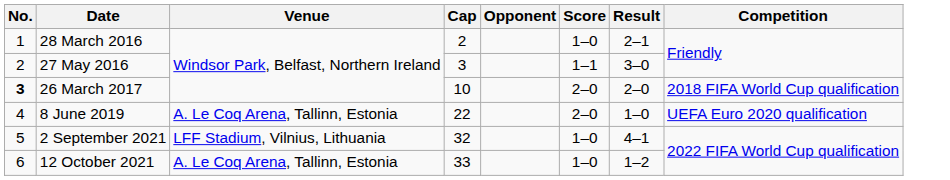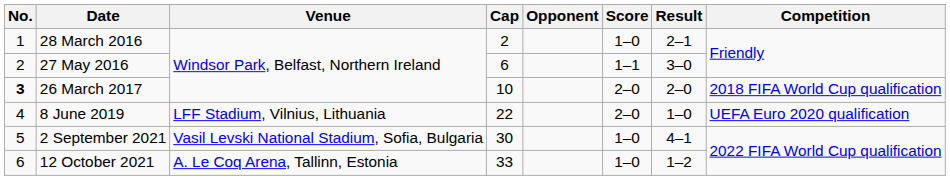(462, 65) 3 -> (505, 65) 6
(285, 114) A. Le Coq Arena, Tallinn, Estonia -> (279, 114) LFF Stadium, Vilnius, Lithuania
(279, 138) LFF Stadium, Vilnius, Lithuania -> (328, 138) Vasil Levski National Stadium, Sofia, Bulgaria
(462, 138) 32 -> (505, 138) 30
